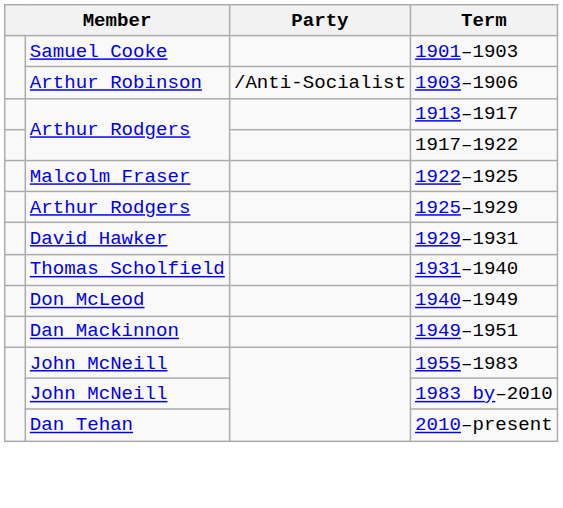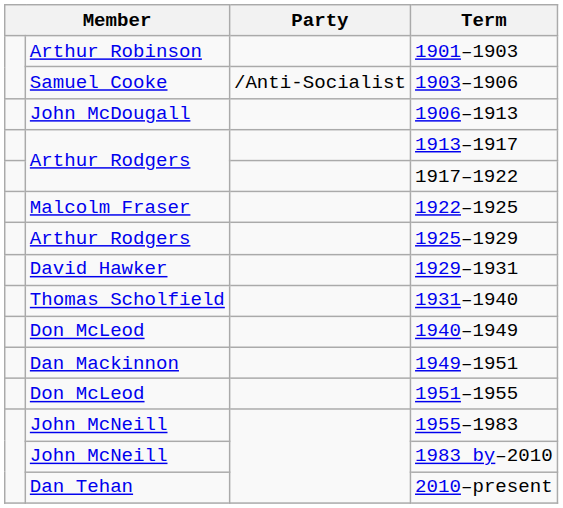(99, 51) Samuel Cooke -> (116, 51) Arthur Robinson
(116, 83) Arthur Robinson -> (99, 83) Samuel Cooke
+ row: (467, 114)
+ row: (467, 394)
